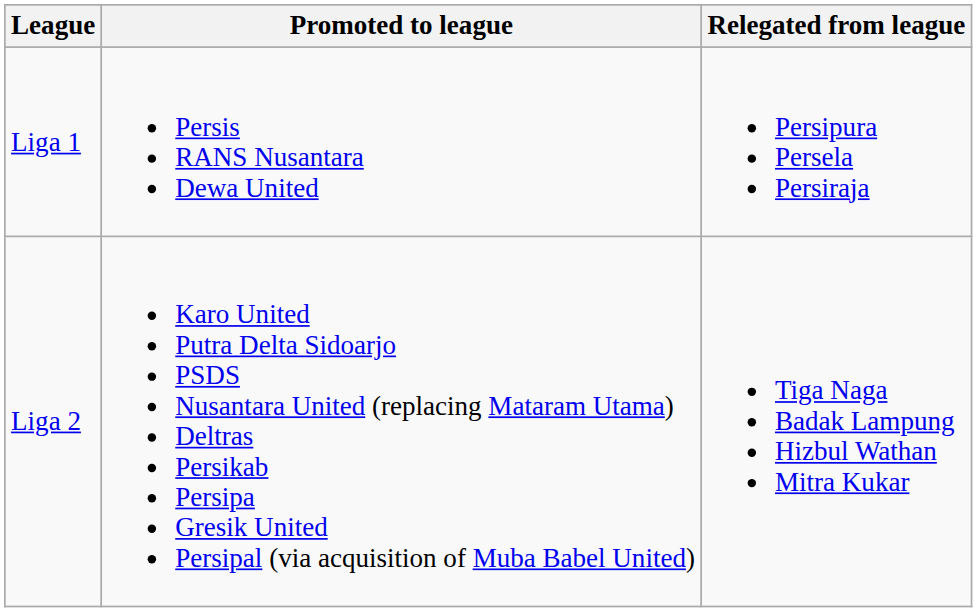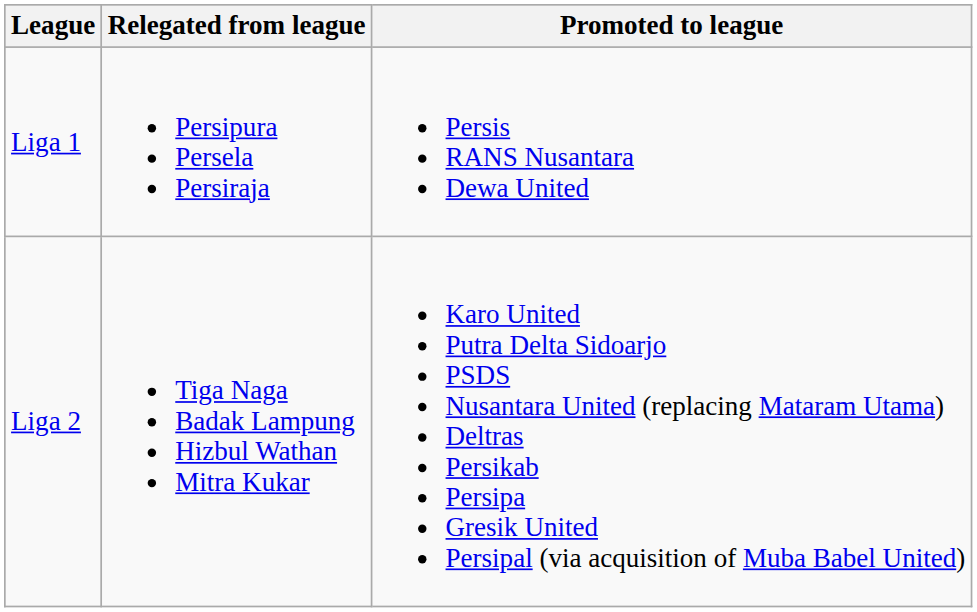columns swapped: (401, 25) <-> (836, 25)
